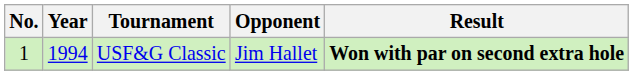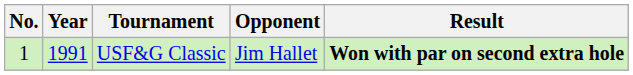(68, 53) 1994 -> (68, 53) 1991
